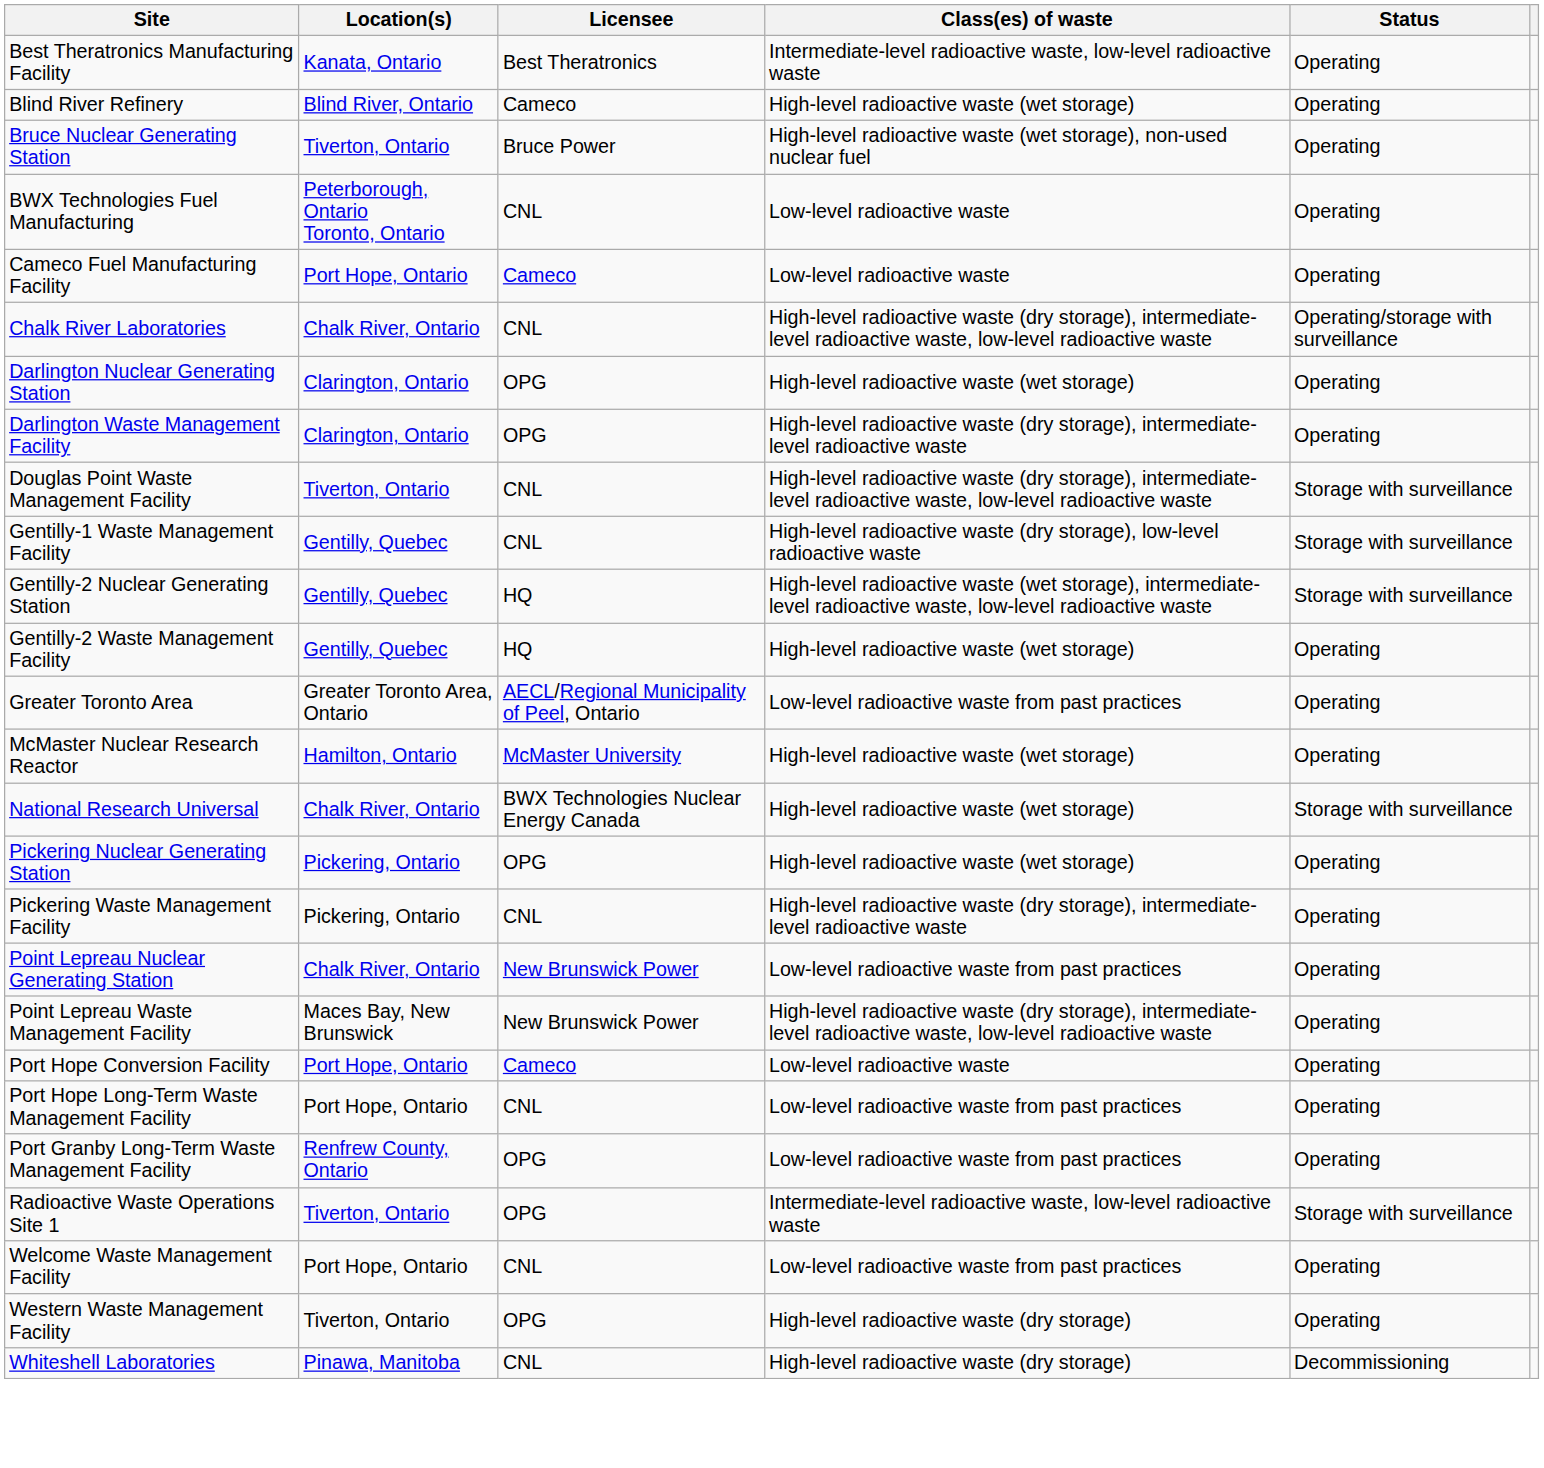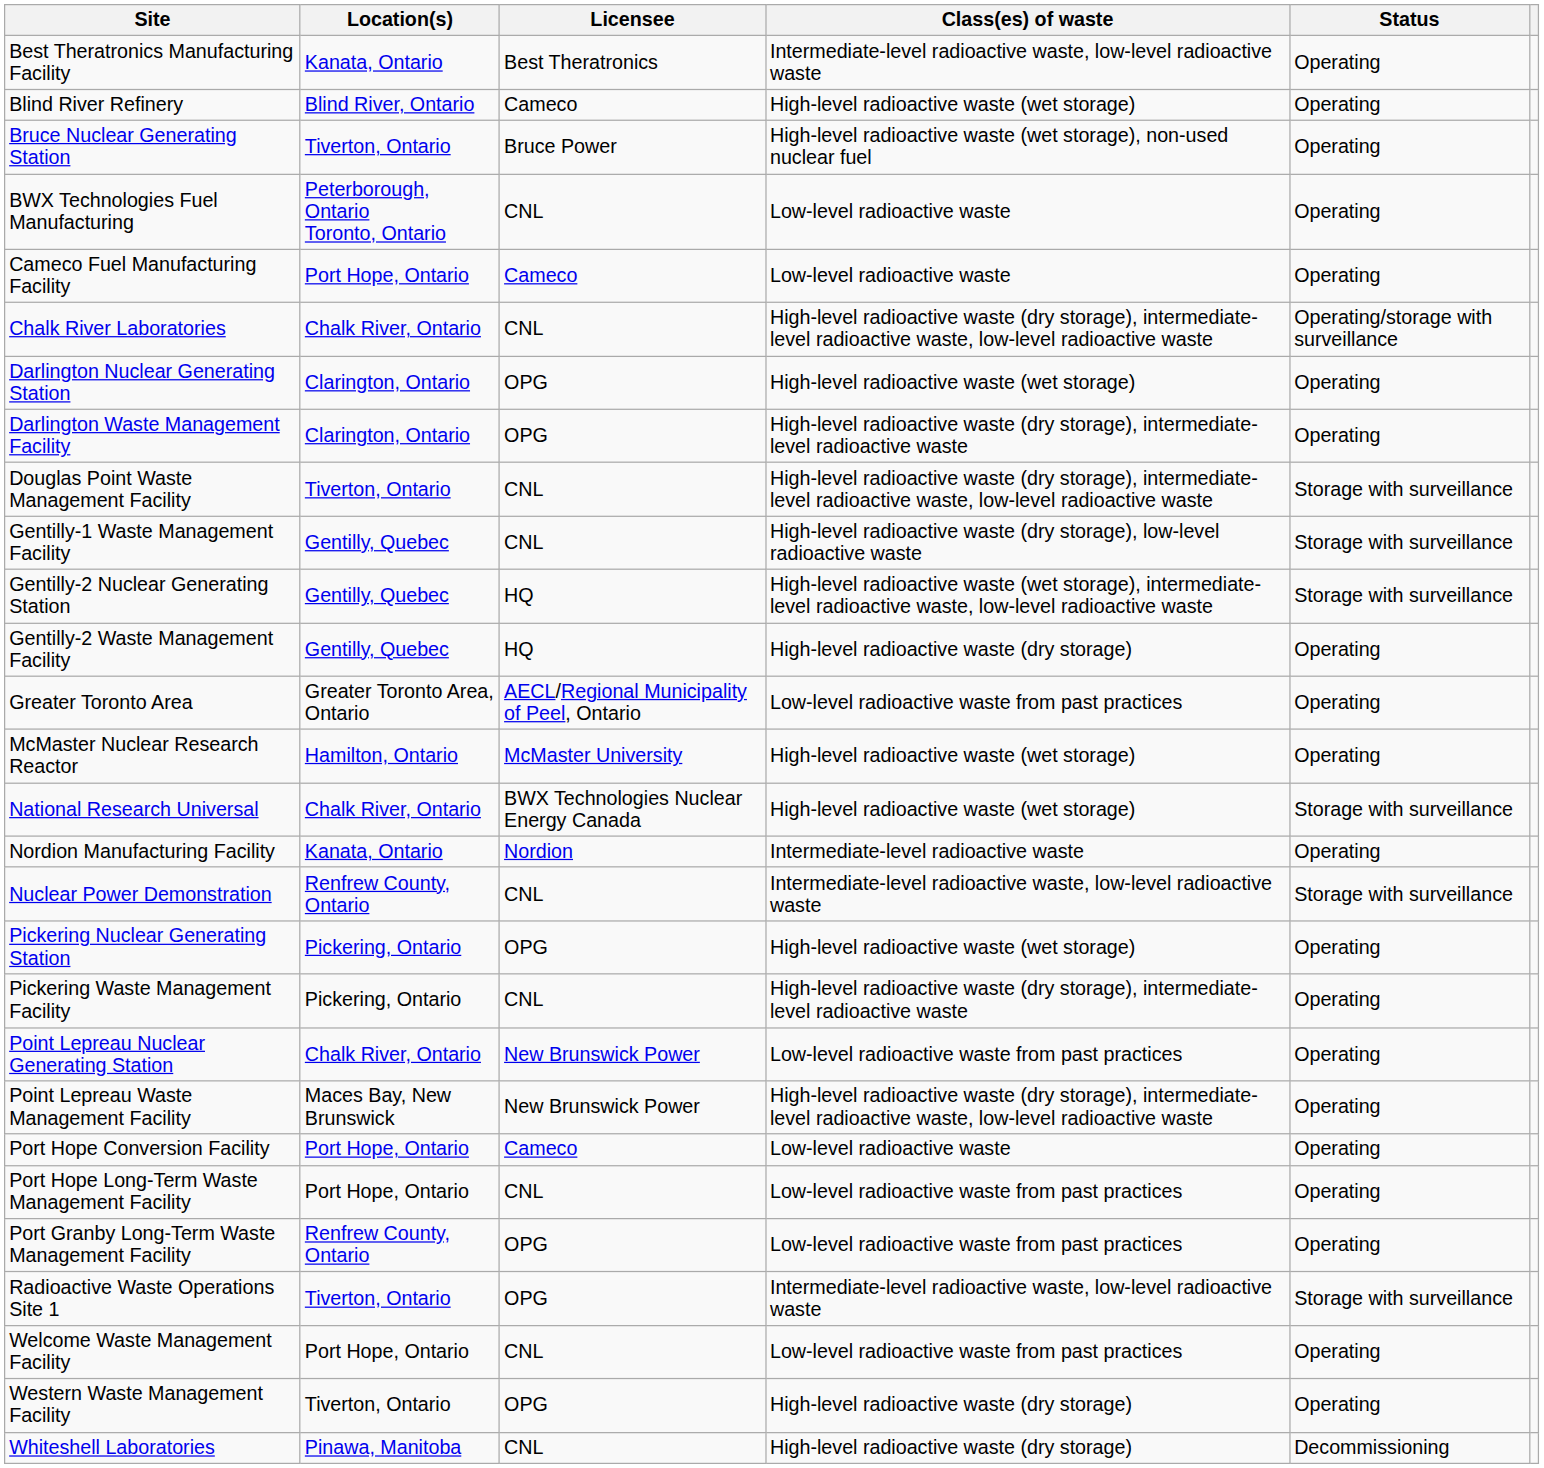(952, 649) High-level radioactive waste (wet storage) -> (951, 649) High-level radioactive waste (dry storage)
+ row: (142, 851)
+ row: (140, 893)
